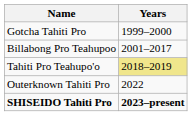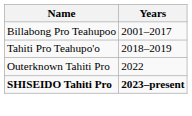- row: (47, 31)
(146, 66) khaki background -> (146, 48) no background
